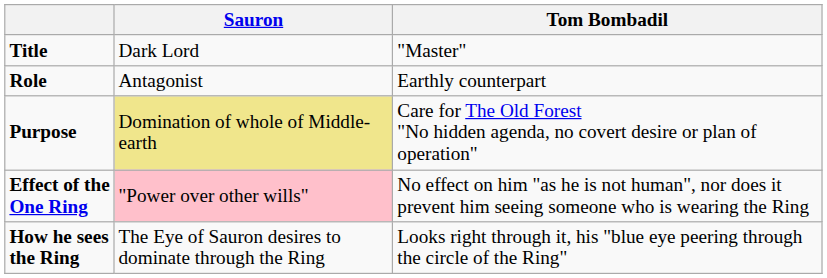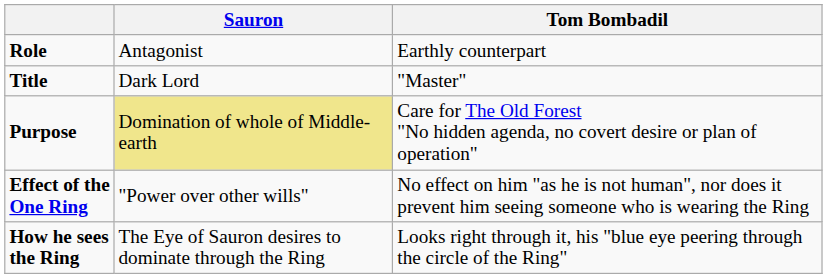rows swapped: (28, 80) <-> (28, 50)
(214, 195) pink background -> (214, 195) no background
